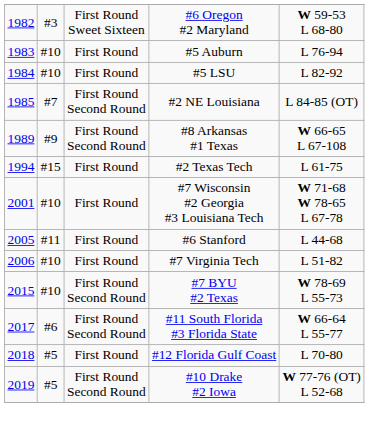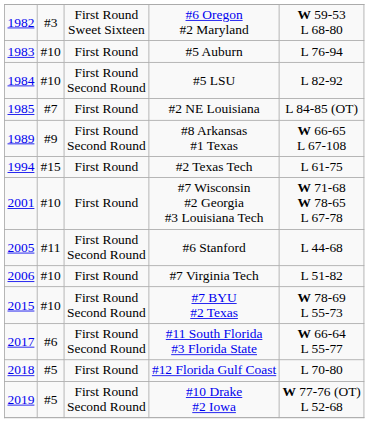(106, 72) First Round -> (106, 80) First Round Second Round
(106, 101) First Round Second Round -> (106, 109) First Round
(106, 239) First Round -> (106, 247) First Round Second Round
